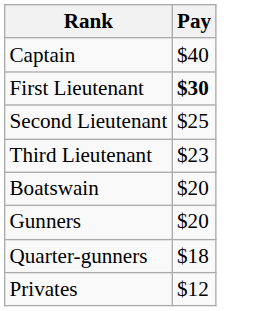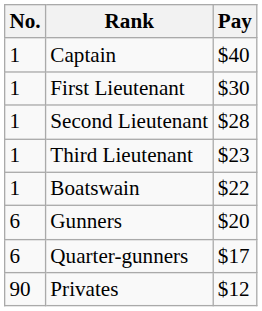+ column: (25, 21)
(193, 88) bold -> (234, 88) normal
(193, 121) $25 -> (234, 121) $28
(193, 188) $20 -> (234, 188) $22
(193, 255) $18 -> (234, 255) $17
